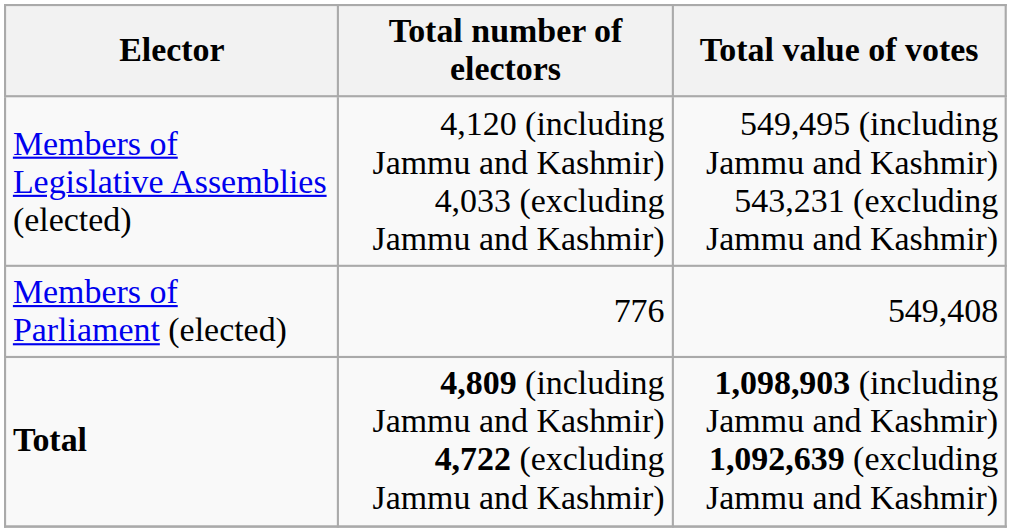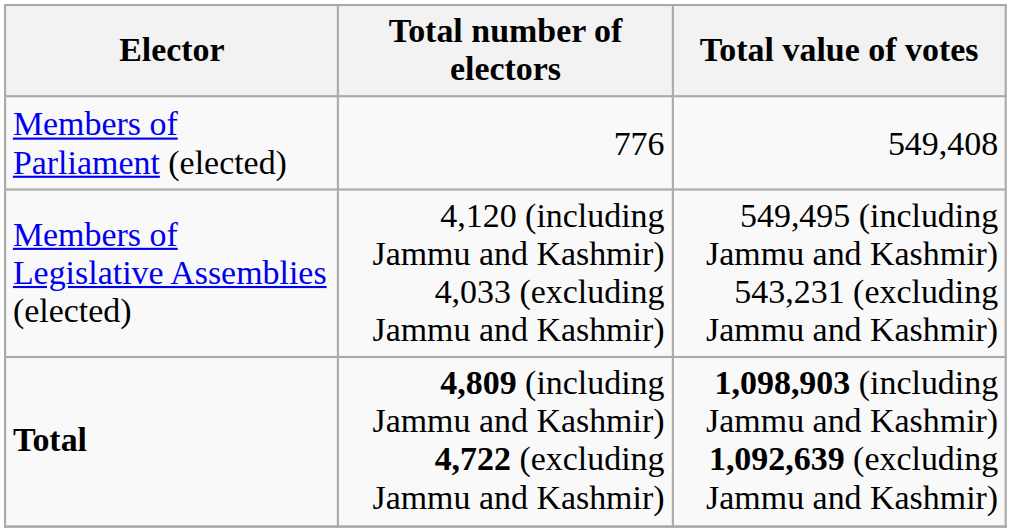rows swapped: (170, 180) <-> (150, 310)
